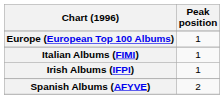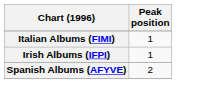- row: (90, 39)
